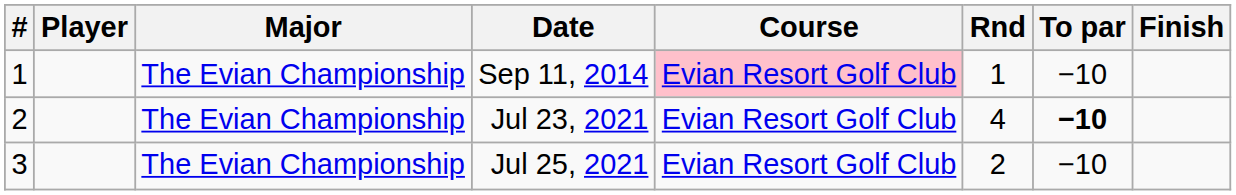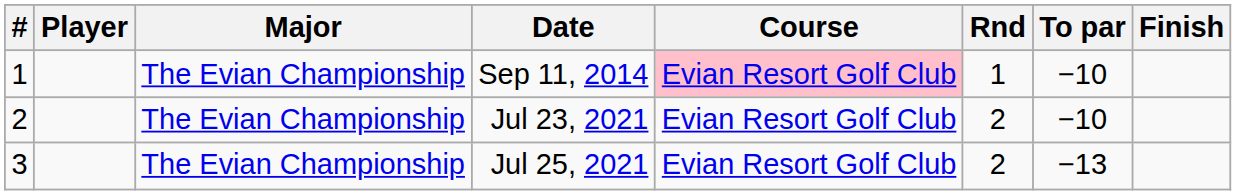(998, 119) 4 -> (998, 119) 2
(1083, 119) bold -> (1083, 119) normal
(1083, 165) −10 -> (1083, 165) −13
